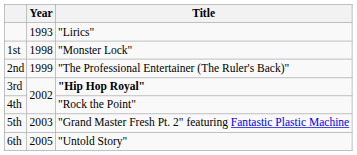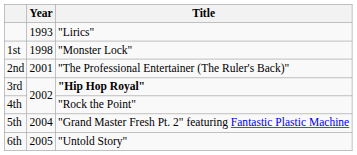(41, 68) 1999 -> (41, 68) 2001
(41, 123) 2003 -> (41, 123) 2004
